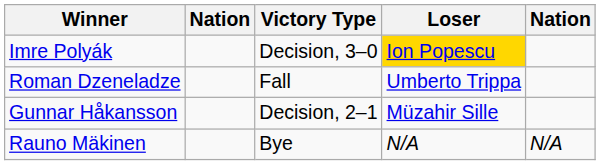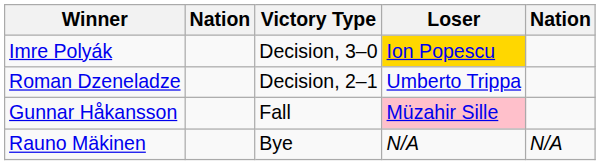(275, 81) Fall -> (318, 81) Decision, 2–1
(318, 112) Decision, 2–1 -> (275, 112) Fall
(442, 112) no background -> (442, 112) pink background
